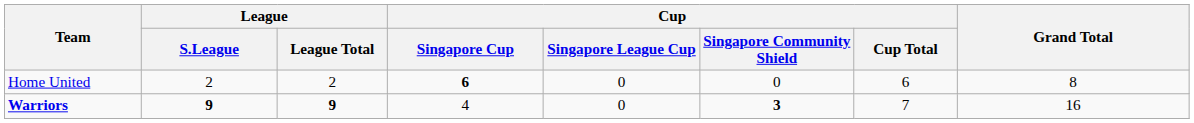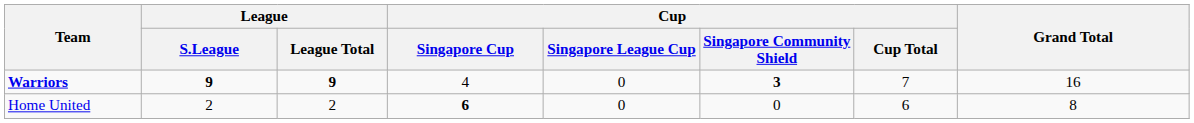rows swapped: (49, 81) <-> (38, 105)
